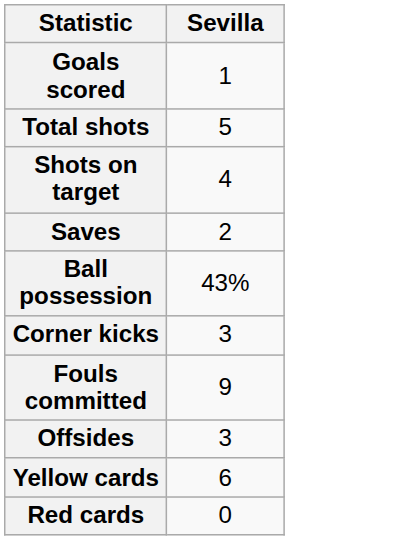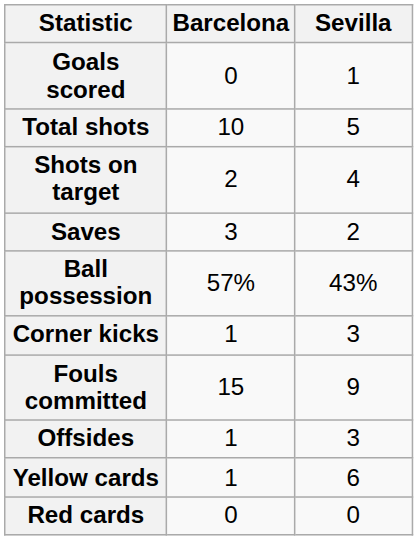+ column: (231, 23)
